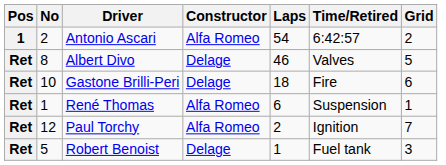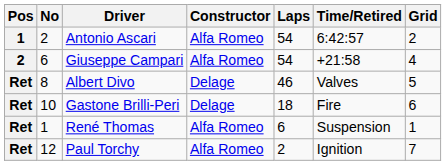+ row: (125, 61)
- row: (112, 150)
